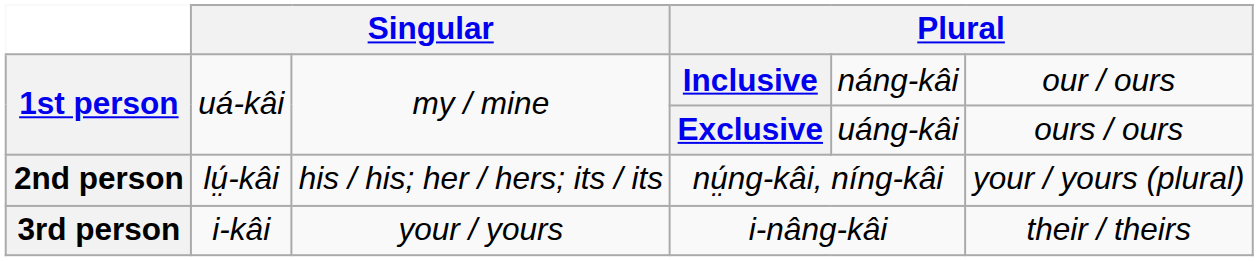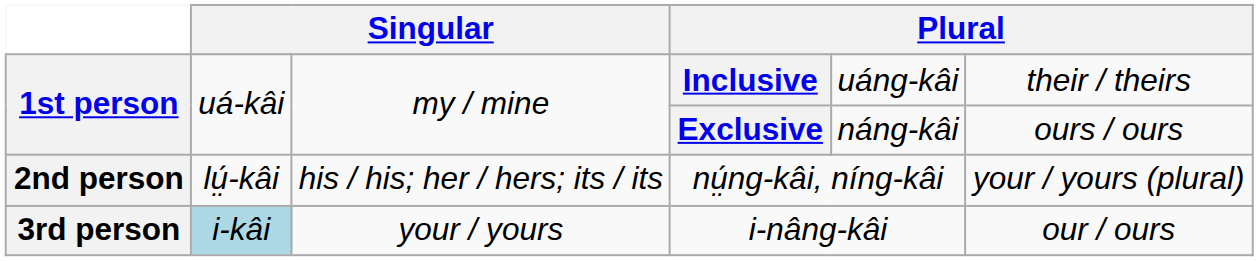(898, 79) náng-kâi -> (898, 79) uáng-kâi
(1109, 79) our / ours -> (1109, 79) their / theirs
(898, 129) uáng-kâi -> (898, 129) náng-kâi
(241, 229) no background -> (241, 229) lightblue background
(1109, 229) their / theirs -> (1109, 229) our / ours
